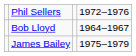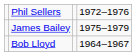rows swapped: (33, 28) <-> (41, 43)
